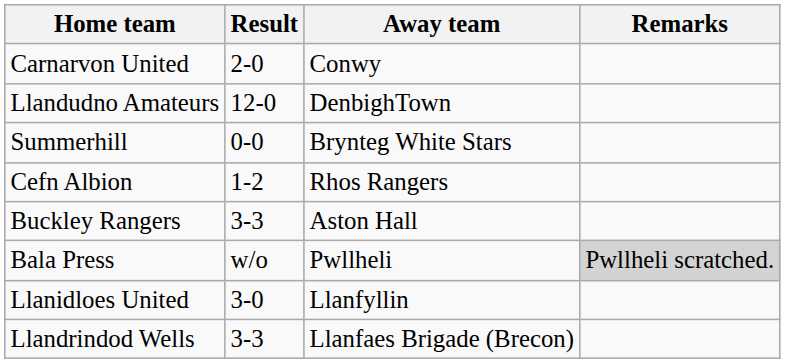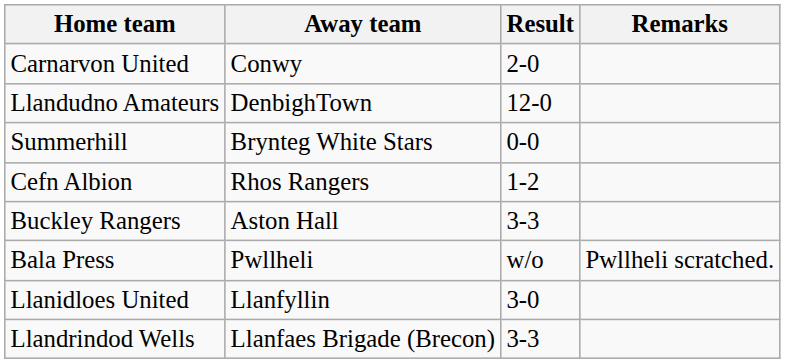columns swapped: (264, 24) <-> (442, 24)
(680, 260) lightgrey background -> (680, 260) no background
